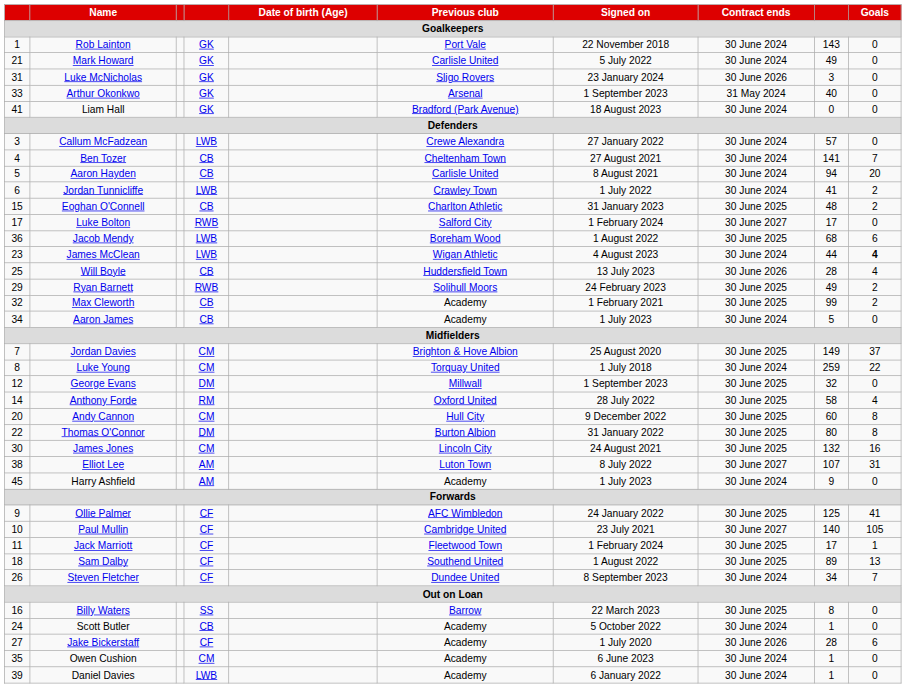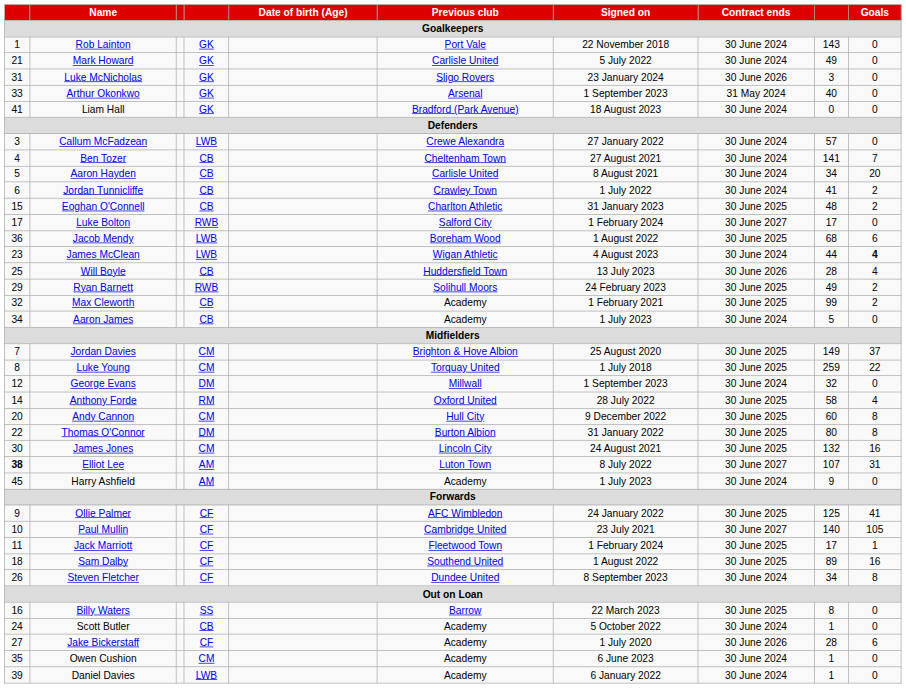(831, 174) 94 -> (831, 174) 34
(206, 190) LWB -> (206, 190) CB
(756, 368) 30 June 2024 -> (756, 368) 30 June 2025
(756, 384) 30 June 2025 -> (756, 384) 30 June 2024
(17, 465) normal -> (17, 465) bold
(875, 562) 13 -> (875, 562) 16
(875, 578) 7 -> (875, 578) 8
